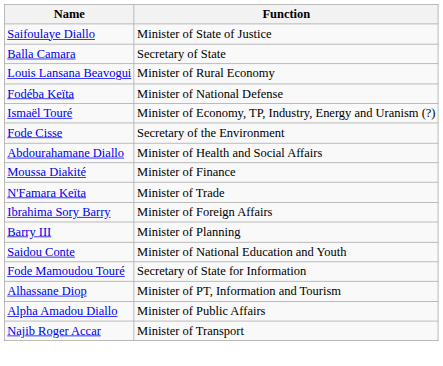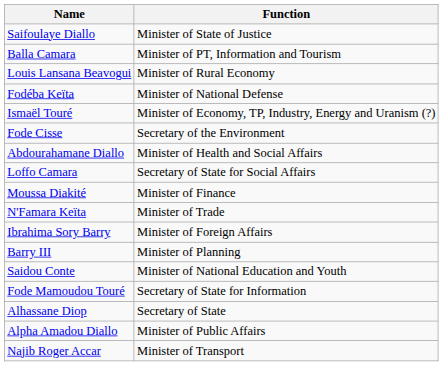(181, 53) Secretary of State -> (239, 53) Minister of PT, Information and Tourism
+ row: (42, 172)
(239, 291) Minister of PT, Information and Tourism -> (181, 311) Secretary of State
